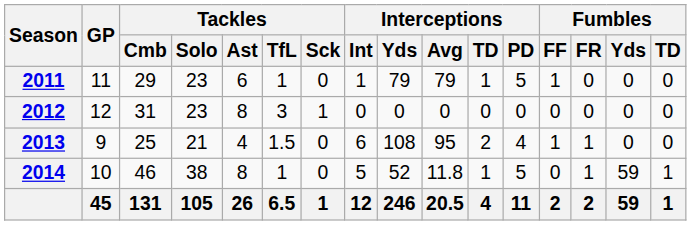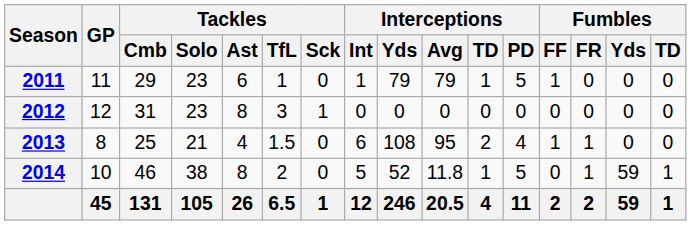(101, 142) 9 -> (101, 142) 8
(282, 173) 1 -> (282, 173) 2
